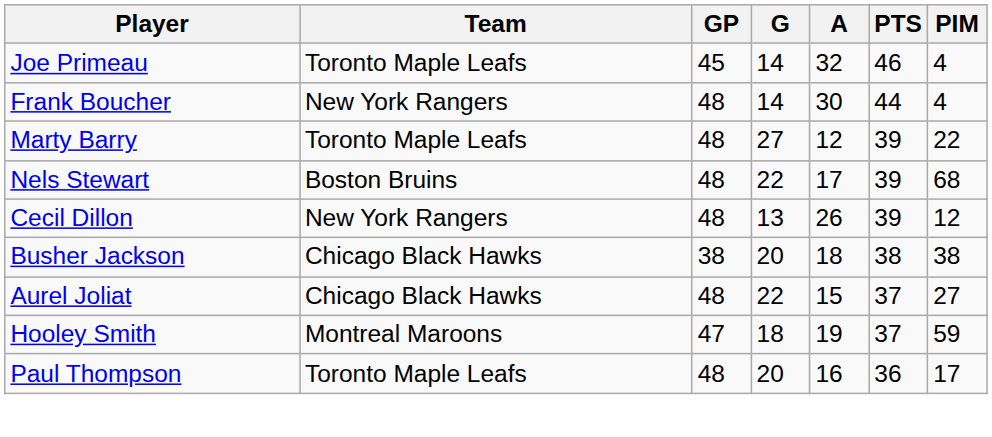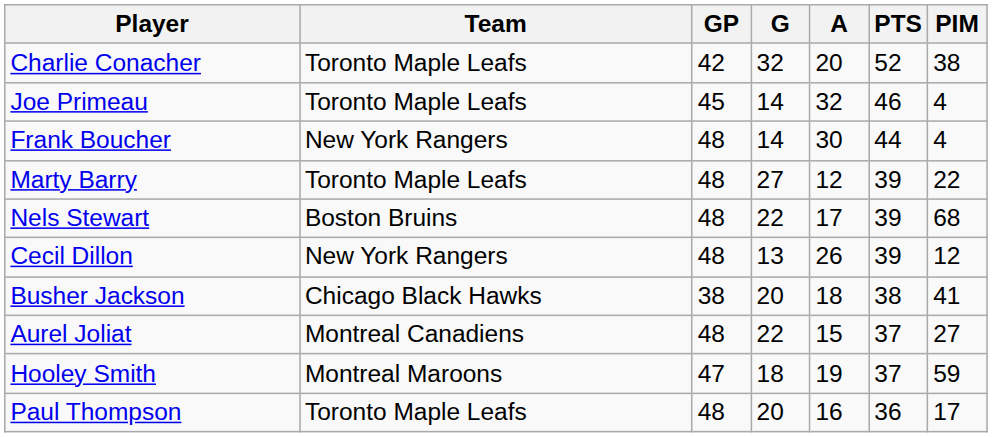+ row: (106, 62)
(947, 256) 38 -> (947, 295) 41
(423, 295) Chicago Black Hawks -> (414, 334) Montreal Canadiens
